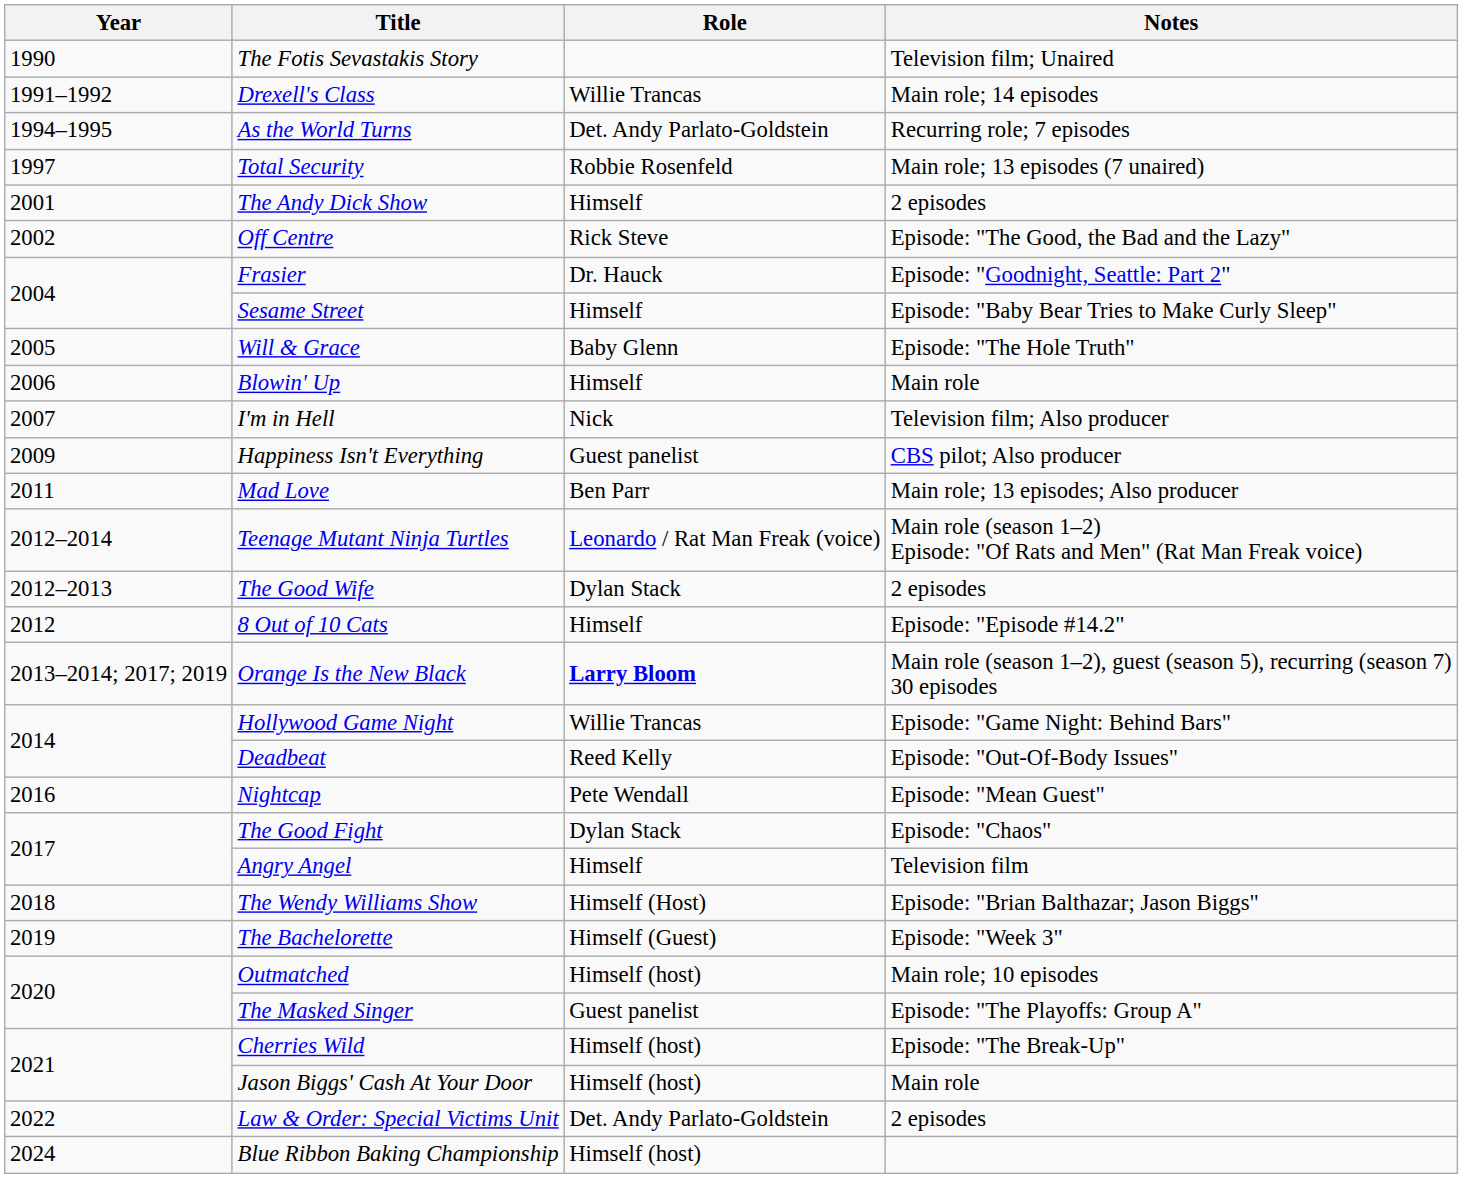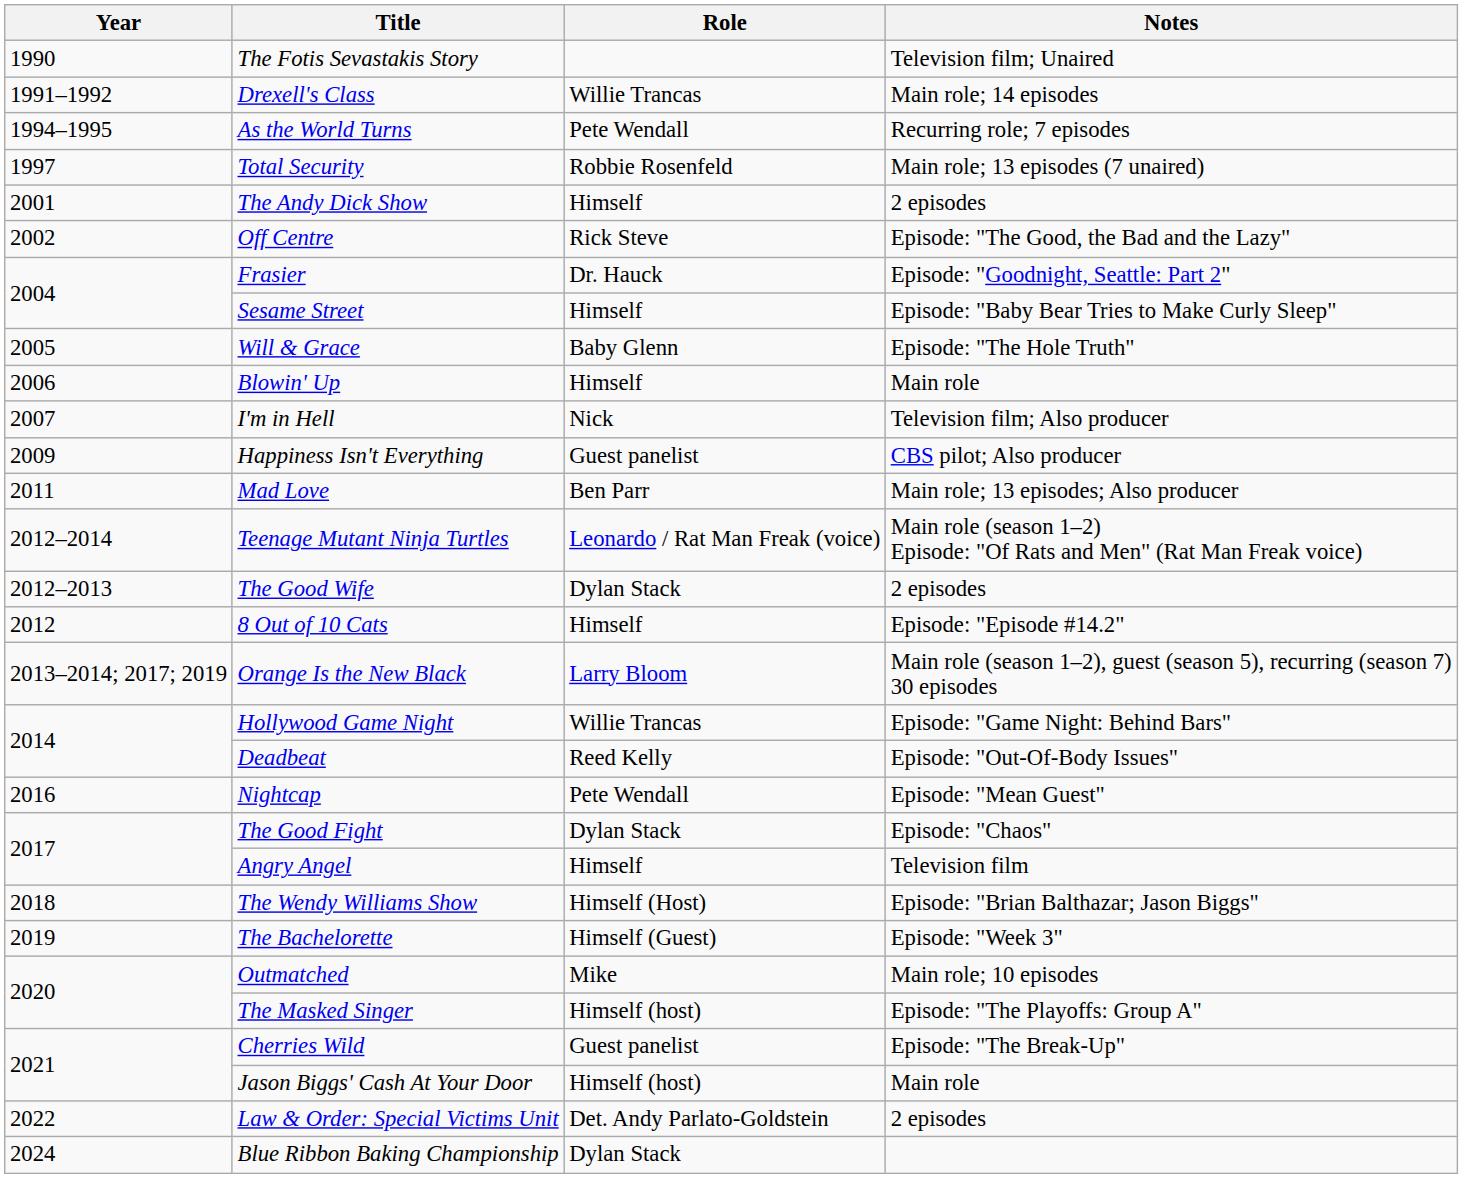(699, 130) Det. Andy Parlato-Goldstein -> (629, 130) Pete Wendall
(633, 673) bold -> (628, 673) normal
(635, 974) Himself (host) -> (593, 974) Mike
(634, 1010) Guest panelist -> (635, 1010) Himself (host)
(635, 1046) Himself (host) -> (634, 1046) Guest panelist
(635, 1154) Himself (host) -> (625, 1154) Dylan Stack
